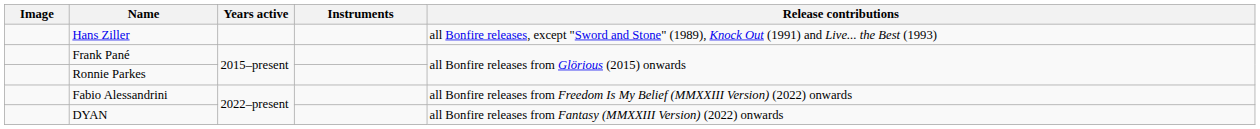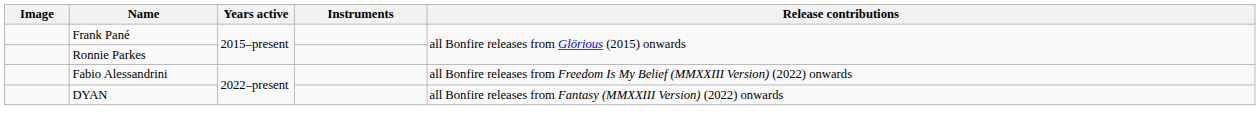- row: (101, 34)
